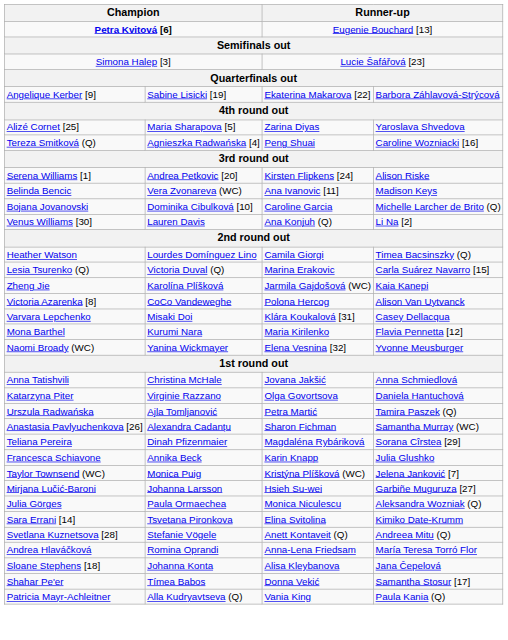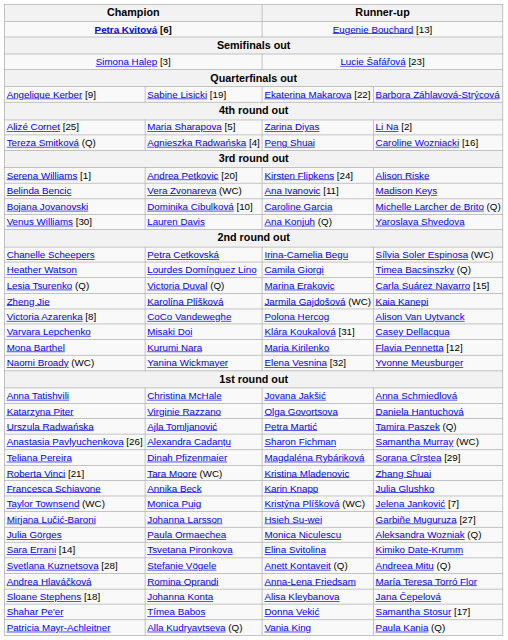(420, 128) Yaroslava Shvedova -> (394, 128) Li Na [2]
(394, 222) Li Na [2] -> (420, 222) Yaroslava Shvedova
+ row: (51, 255)
+ row: (45, 473)
